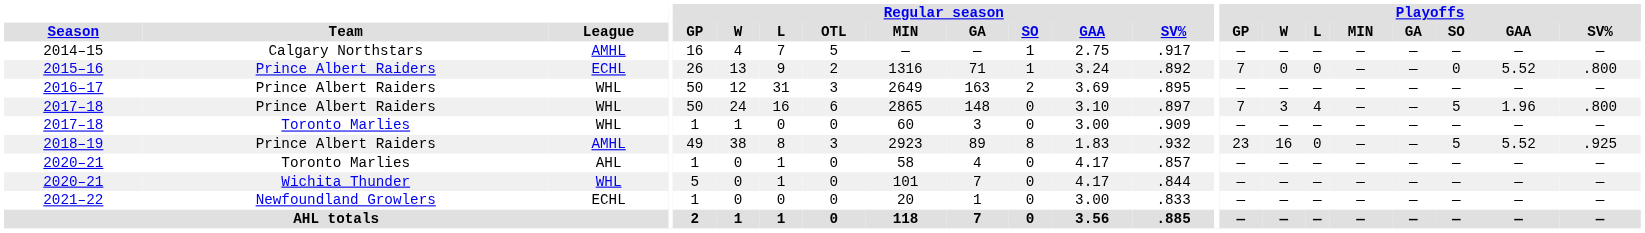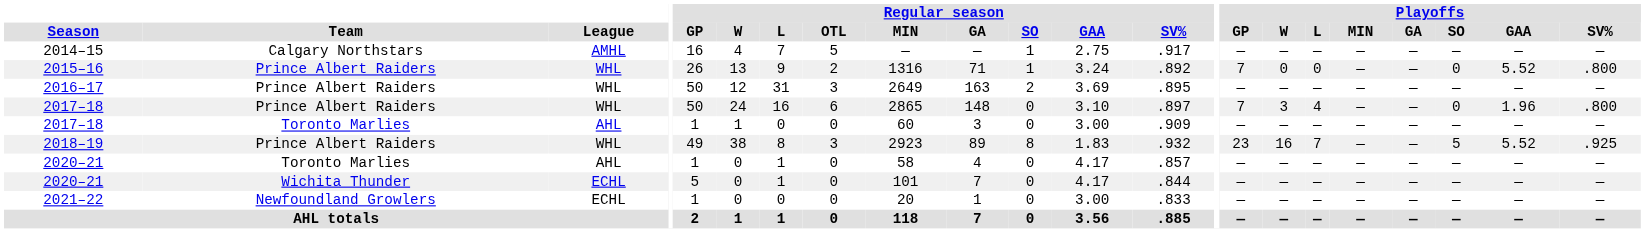(609, 69) ECHL -> (609, 69) WHL
(1456, 107) 5 -> (1456, 107) 0
(609, 126) WHL -> (609, 126) AHL
(609, 144) AMHL -> (609, 144) WHL
(1317, 144) 0 -> (1317, 144) 7
(609, 182) WHL -> (609, 182) ECHL
